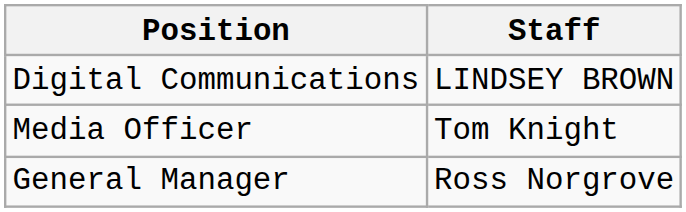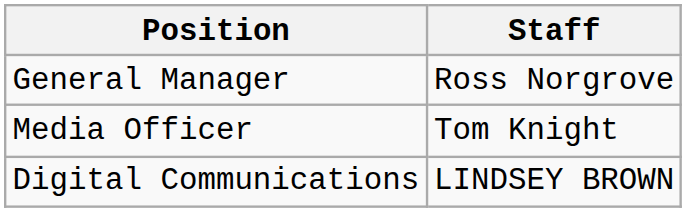rows swapped: (151, 181) <-> (216, 81)
